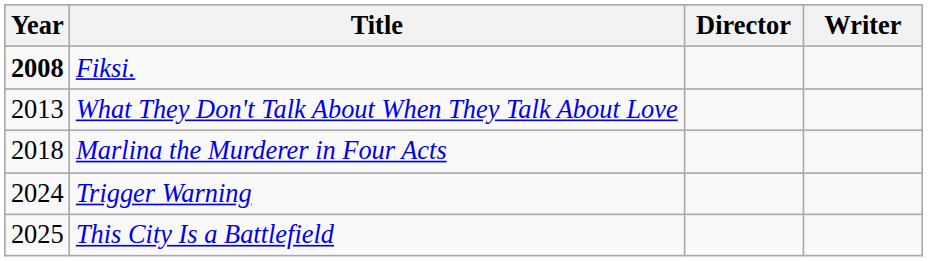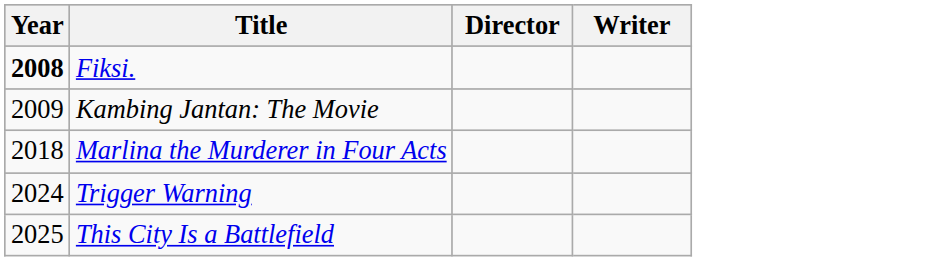+ row: (227, 109)
- row: (377, 109)
